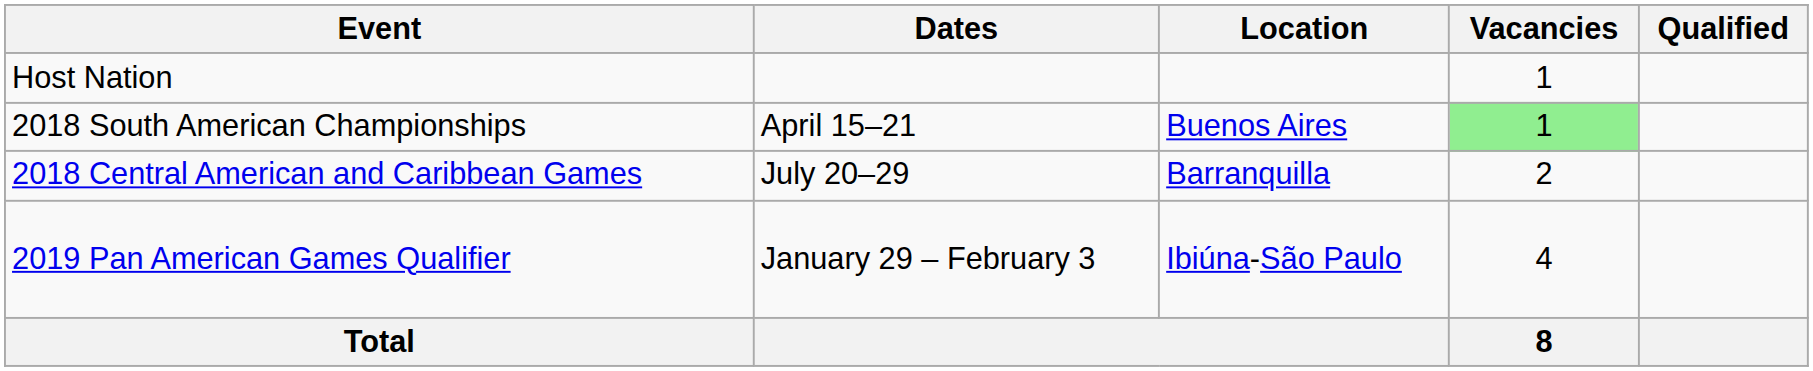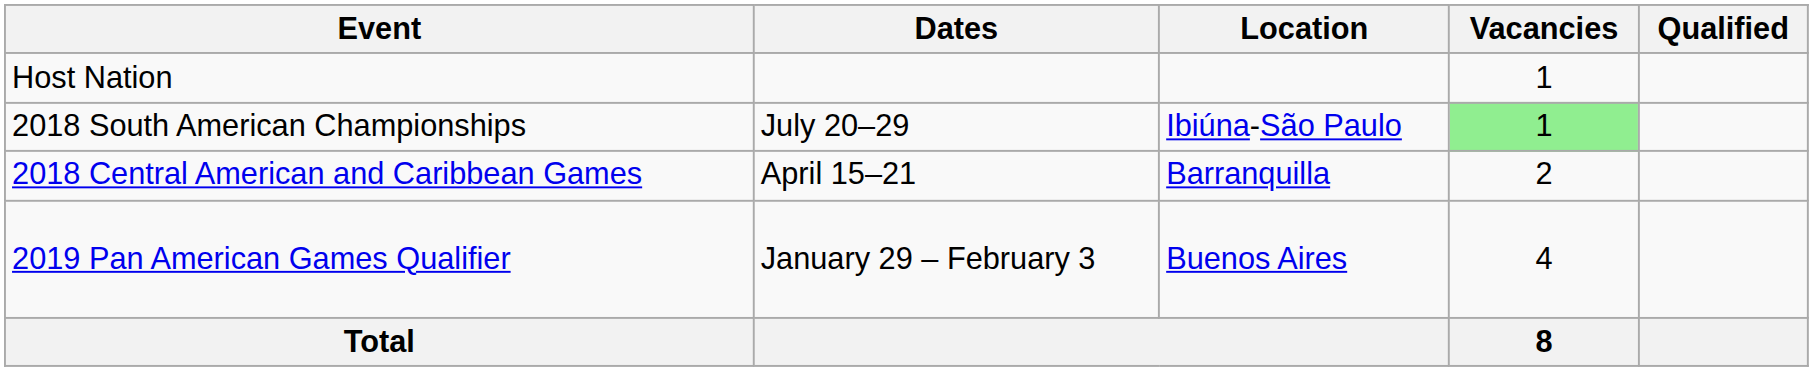(838, 126) April 15–21 -> (835, 126) July 20–29
(1257, 126) Buenos Aires -> (1284, 126) Ibiúna-São Paulo
(835, 175) July 20–29 -> (838, 175) April 15–21
(1284, 258) Ibiúna-São Paulo -> (1257, 258) Buenos Aires
